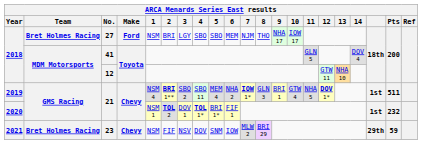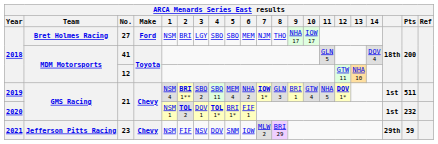(63, 130) Bret Holmes Racing -> (71, 130) Jefferson Pitts Racing
